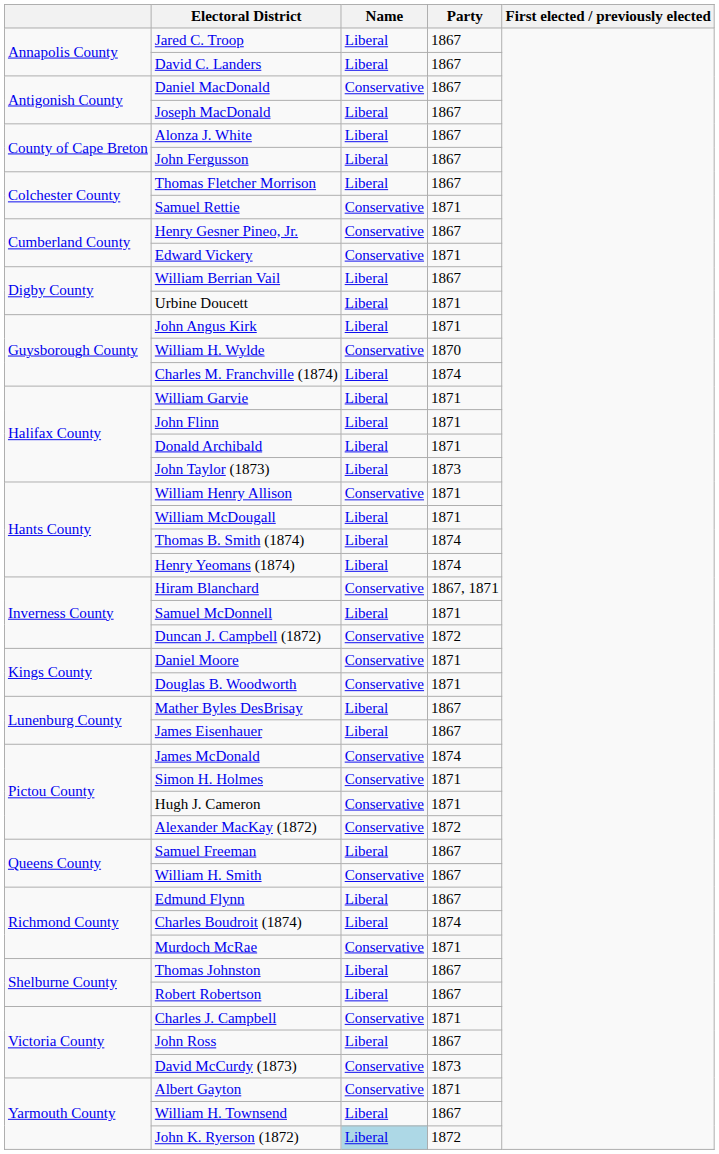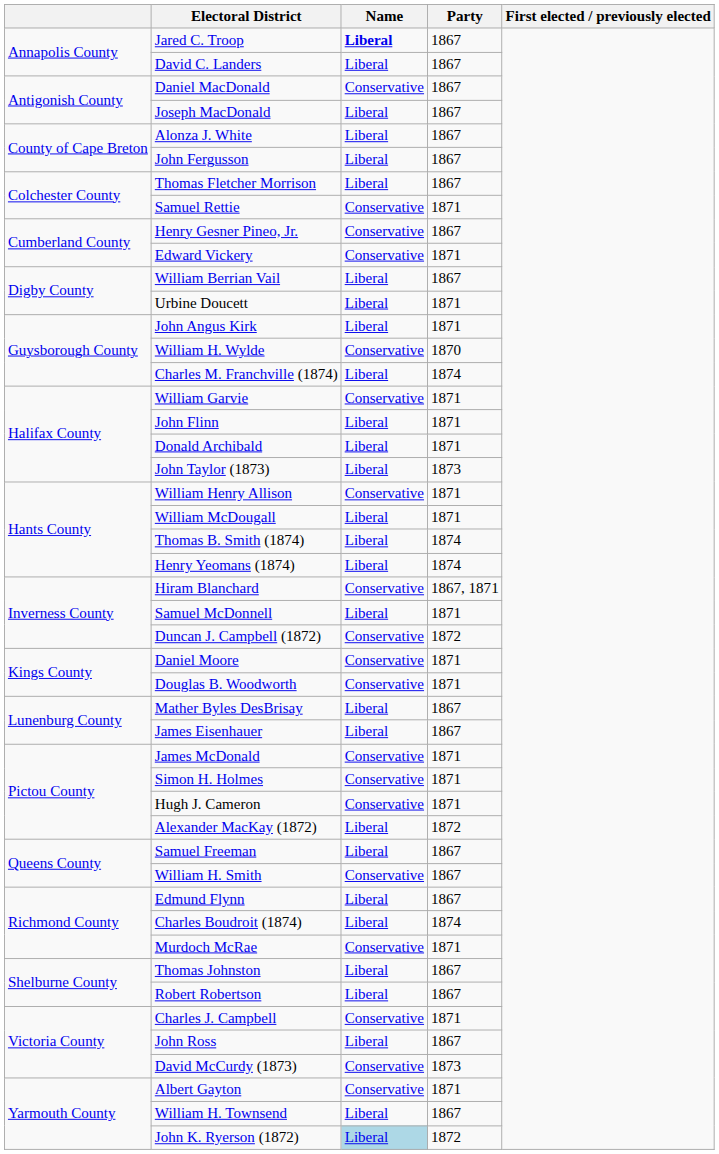(366, 40) normal -> (369, 40) bold
(366, 398) Liberal -> (384, 398) Conservative
(446, 755) 1874 -> (446, 755) 1871
(384, 827) Conservative -> (366, 827) Liberal
